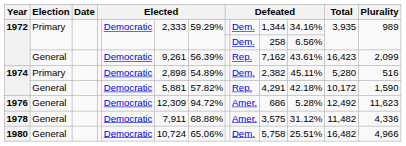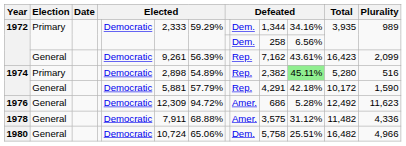(243, 73) Dem. -> (242, 73) Rep.
(306, 73) no background -> (306, 73) lightgreen background
(207, 88) 57.82% -> (207, 88) 57.79%
